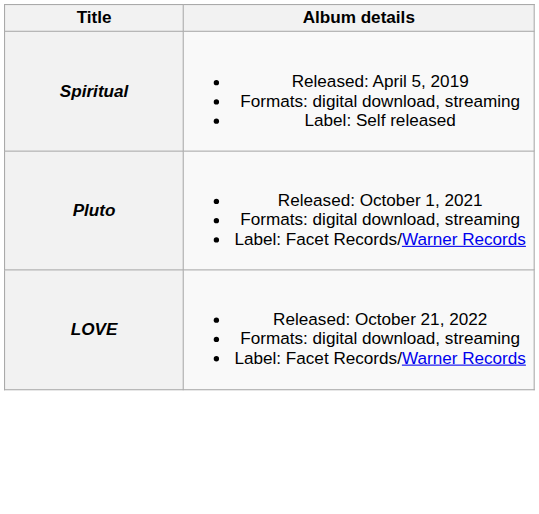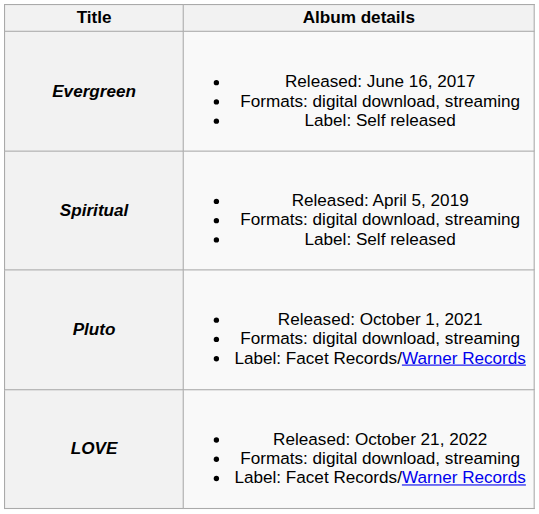+ row: (94, 91)
